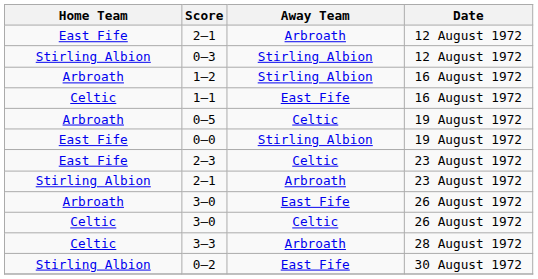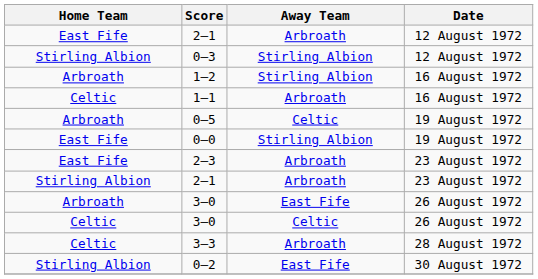(315, 98) East Fife -> (315, 98) Arbroath
(315, 160) Celtic -> (315, 160) Arbroath
